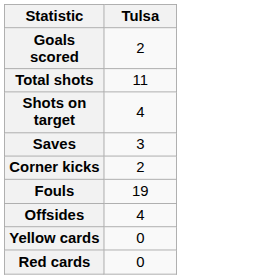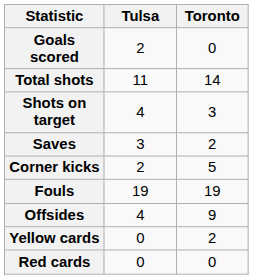+ column: (212, 16)
